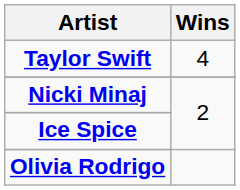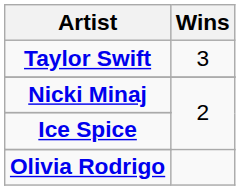(203, 58) 4 -> (203, 58) 3
